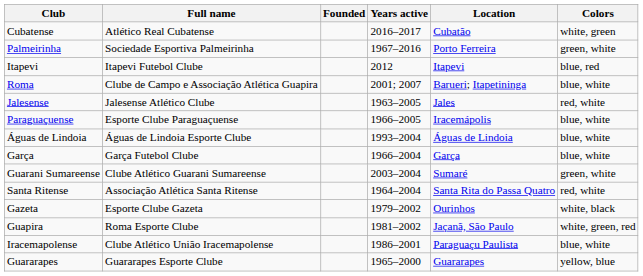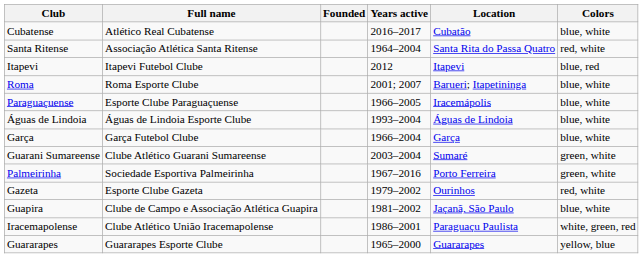(588, 31) white, green -> (585, 31) blue, white
rows swapped: (34, 48) <-> (38, 191)
(211, 84) Clube de Campo e Associação Atlética Guapira -> (152, 84) Roma Esporte Clube
- row: (28, 102)
(588, 208) white, black -> (583, 191) red, white
(152, 226) Roma Esporte Clube -> (211, 208) Clube de Campo e Associação Atlética Guapira
(598, 226) white, green, red -> (585, 208) blue, white
(585, 244) blue, white -> (598, 226) white, green, red
